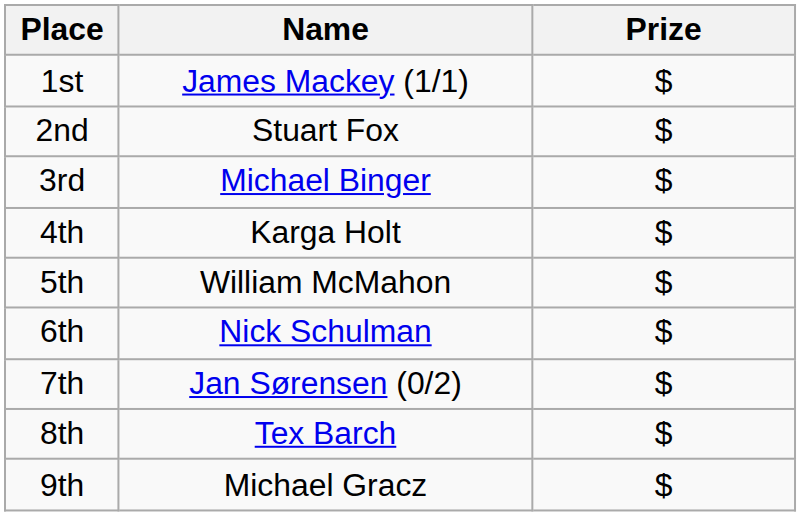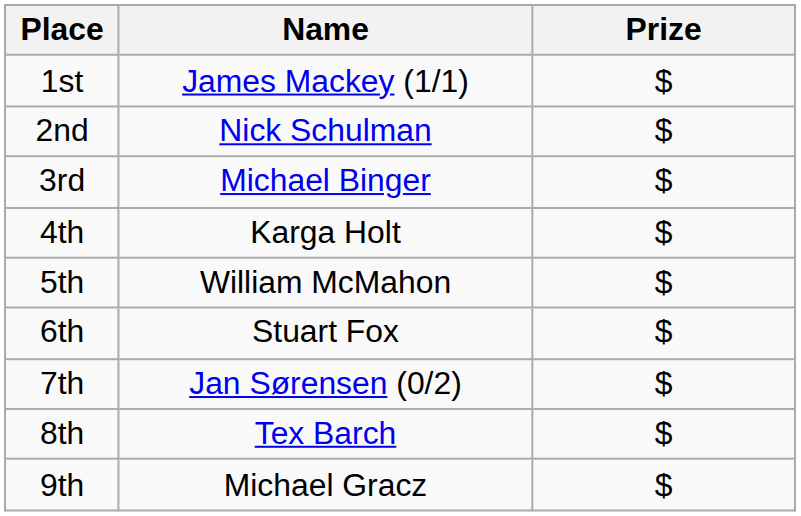(326, 130) Stuart Fox -> (325, 130) Nick Schulman
(325, 332) Nick Schulman -> (326, 332) Stuart Fox
